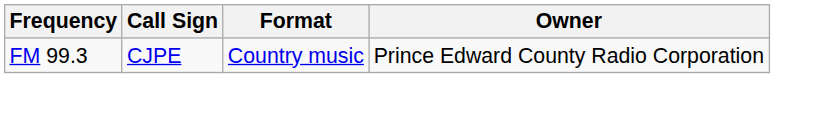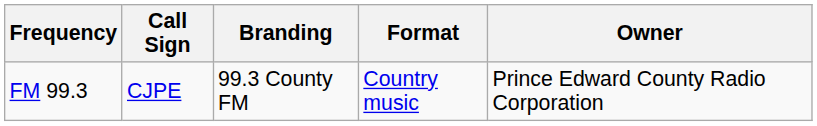+ column: (286, 33)
